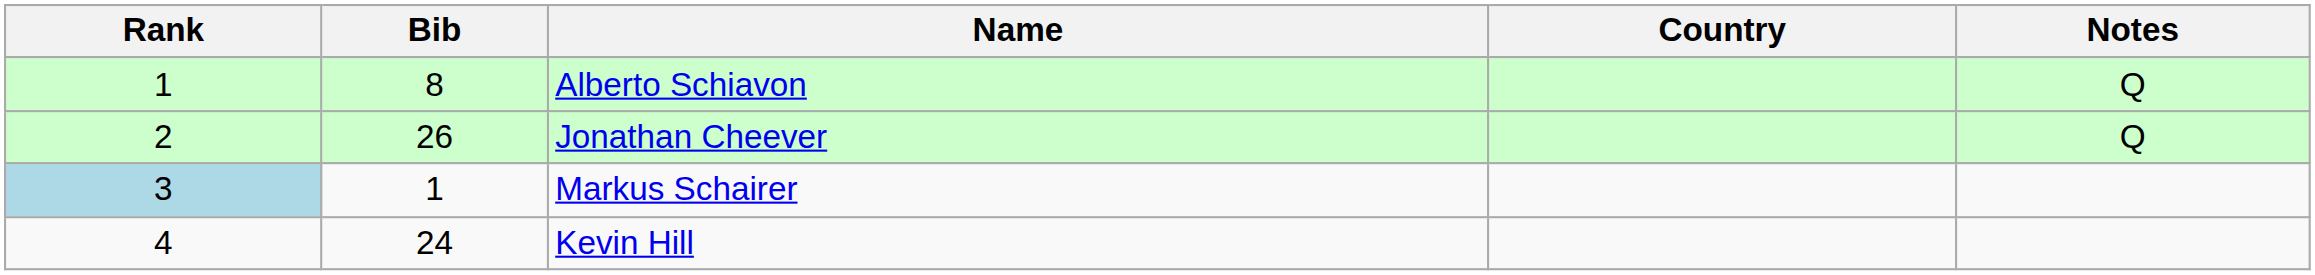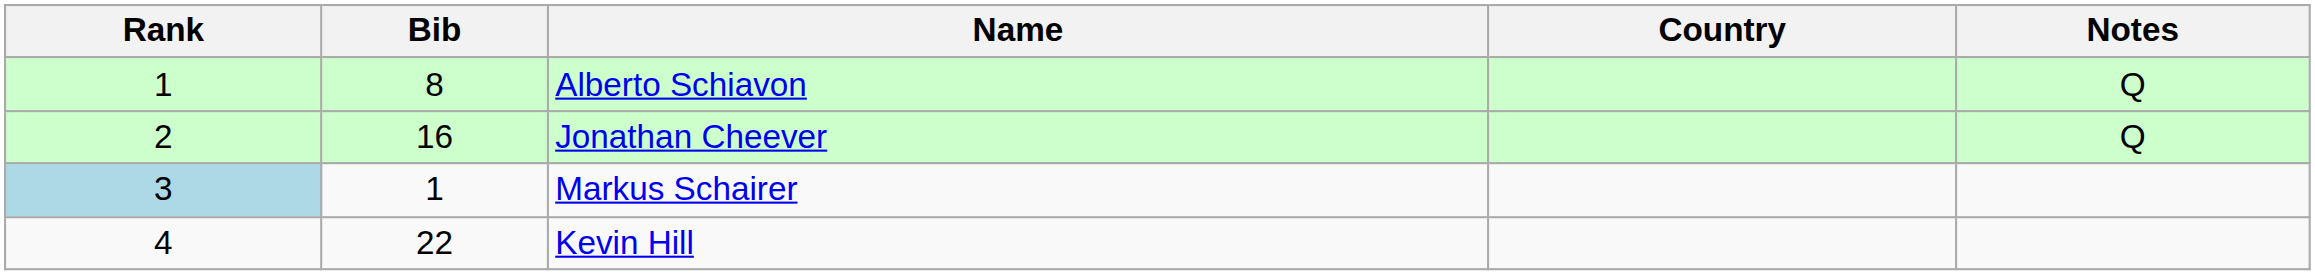(435, 136) 26 -> (435, 136) 16
(435, 242) 24 -> (435, 242) 22
